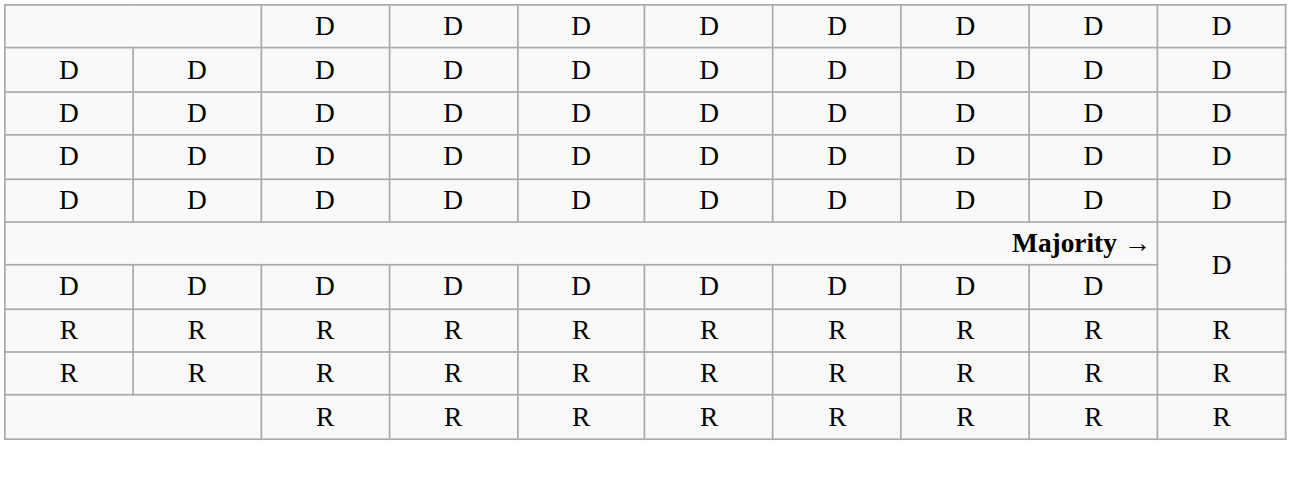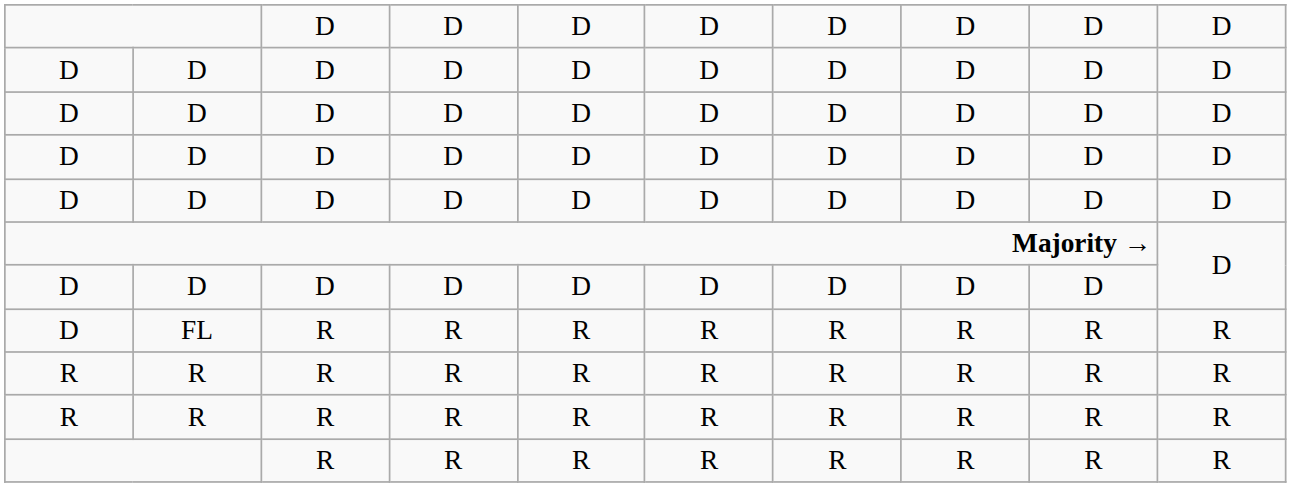+ row: (69, 329)
